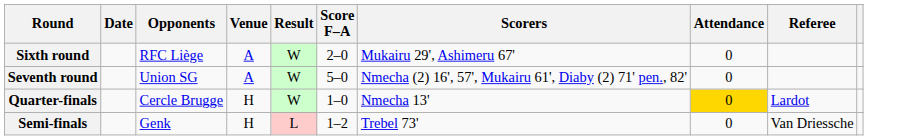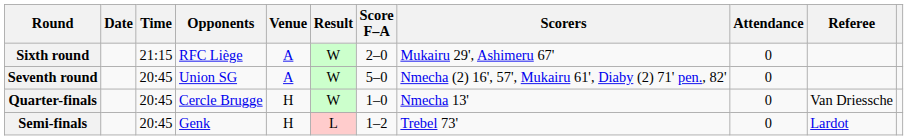+ column: (156, 24)
(729, 100) gold background -> (768, 100) no background
(790, 100) Lardot -> (852, 100) Van Driessche
(812, 123) Van Driessche -> (829, 123) Lardot
